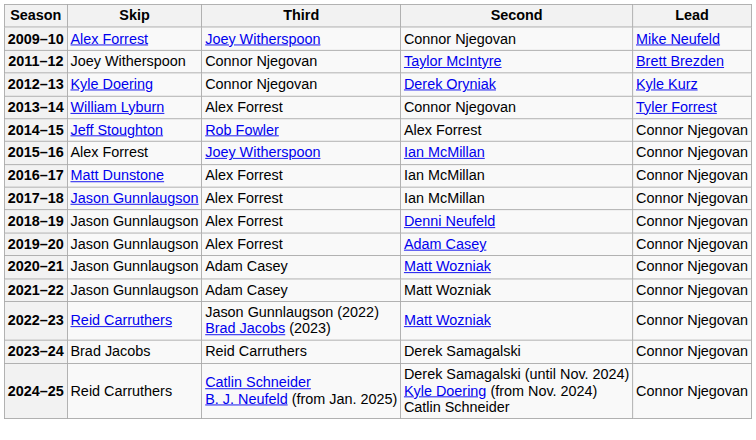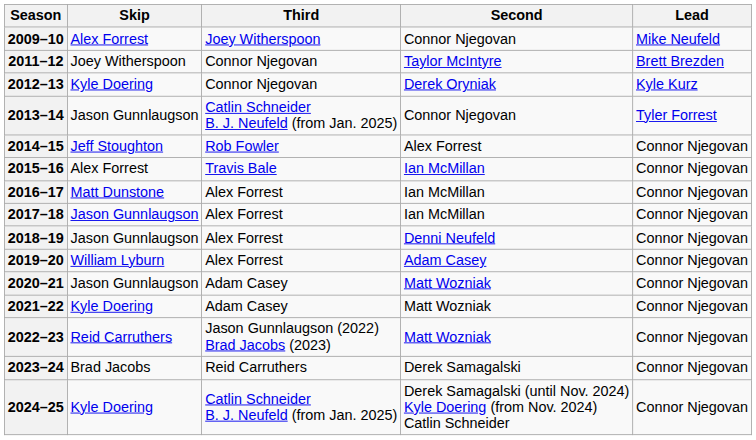(117, 107) William Lyburn -> (135, 115) Jason Gunnlaugson
(244, 107) Alex Forrest -> (301, 115) Catlin Schneider B. J. Neufeld (from Jan. 2025)
(263, 152) Joey Witherspoon -> (241, 169) Travis Bale
(135, 244) Jason Gunnlaugson -> (117, 260) William Lyburn
(135, 289) Jason Gunnlaugson -> (112, 306) Kyle Doering
(121, 390) Reid Carruthers -> (112, 407) Kyle Doering
